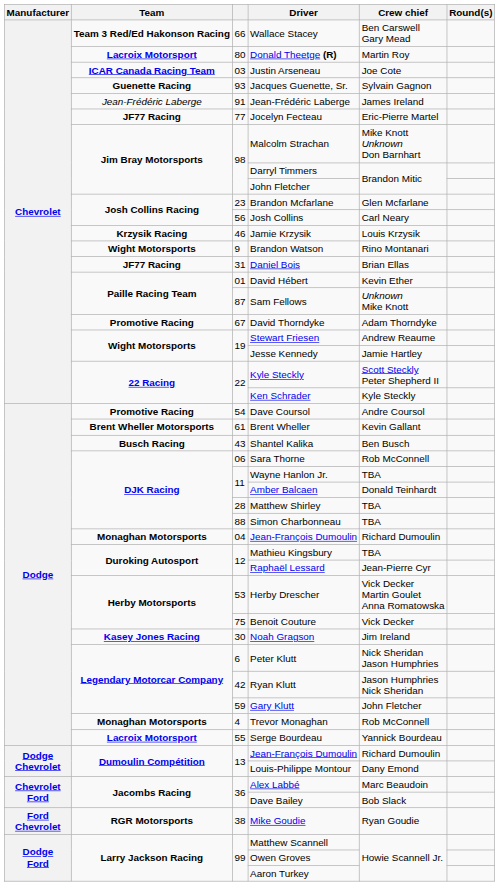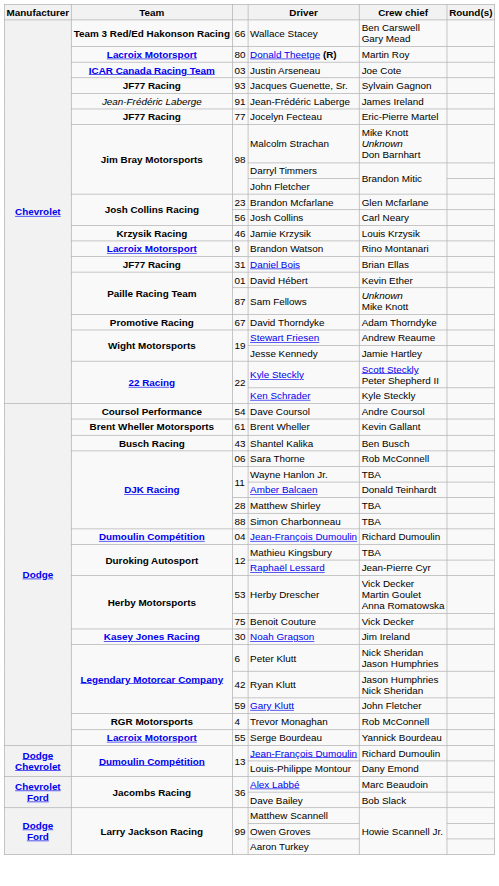(152, 86) Guenette Racing -> (152, 86) JF77 Racing
(152, 249) Wight Motorsports -> (152, 249) Lacroix Motorsport
(152, 412) Promotive Racing -> (152, 412) Coursol Performance
(152, 537) Monaghan Motorsports -> (152, 537) Dumoulin Compétition
(152, 722) Monaghan Motorsports -> (152, 722) RGR Motorsports
- row: (240, 821)
